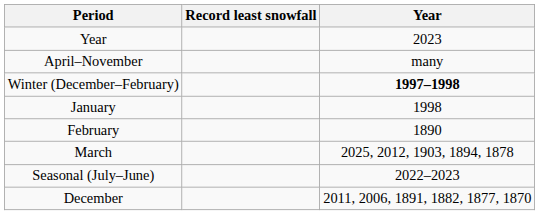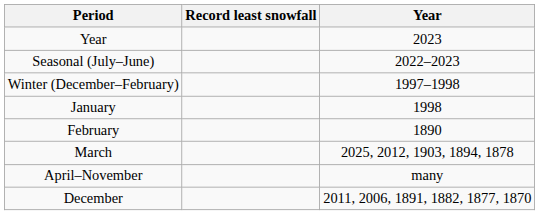rows swapped: (93, 175) <-> (93, 61)
(427, 84) bold -> (427, 84) normal
